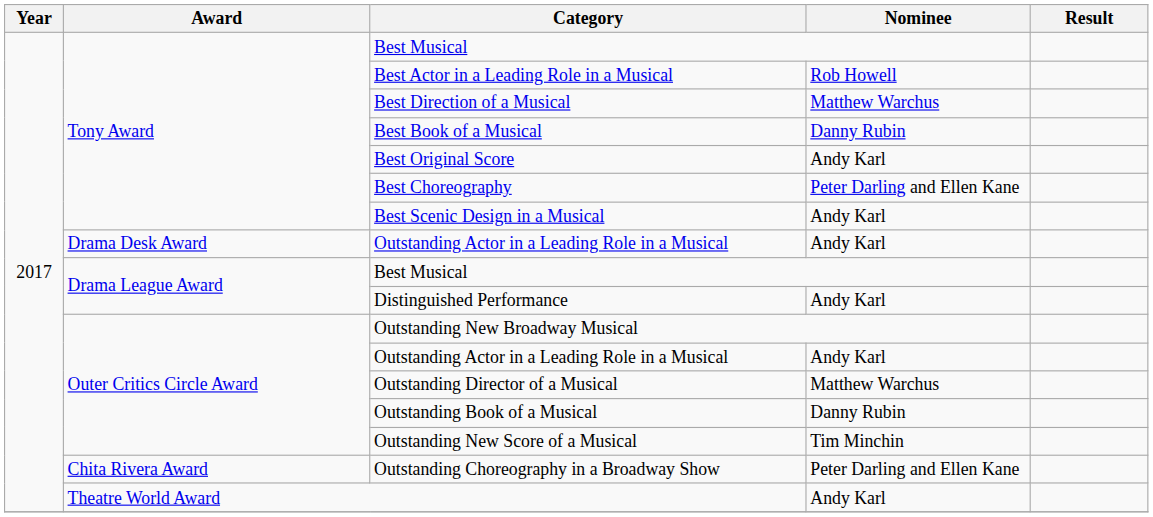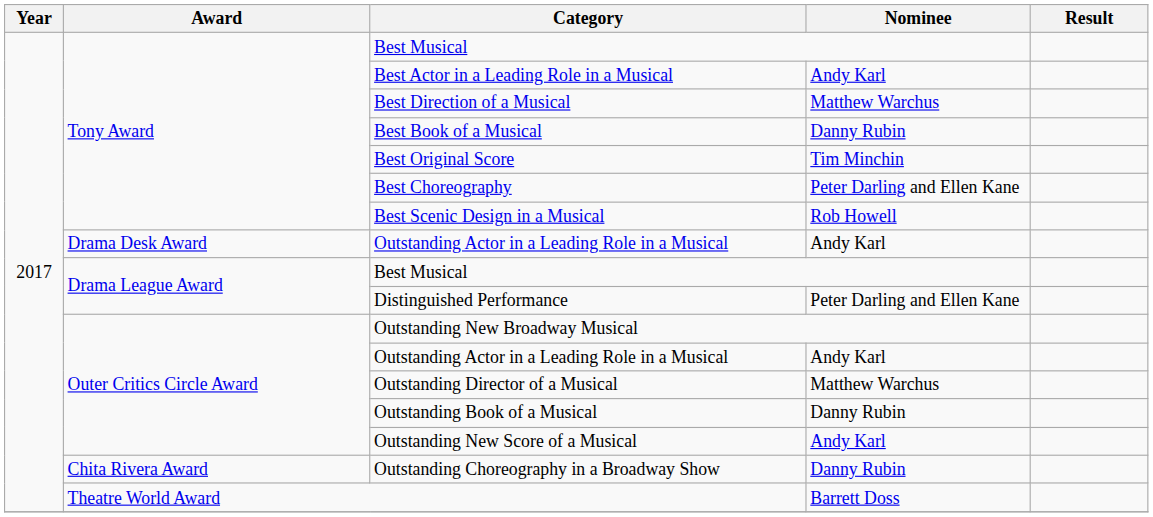(853, 74) Rob Howell -> (848, 74) Andy Karl
(848, 159) Andy Karl -> (857, 159) Tim Minchin
(848, 215) Andy Karl -> (853, 215) Rob Howell
(848, 300) Andy Karl -> (915, 300) Peter Darling and Ellen Kane
(857, 441) Tim Minchin -> (848, 441) Andy Karl
(915, 469) Peter Darling and Ellen Kane -> (858, 469) Danny Rubin
(848, 497) Andy Karl -> (855, 497) Barrett Doss
